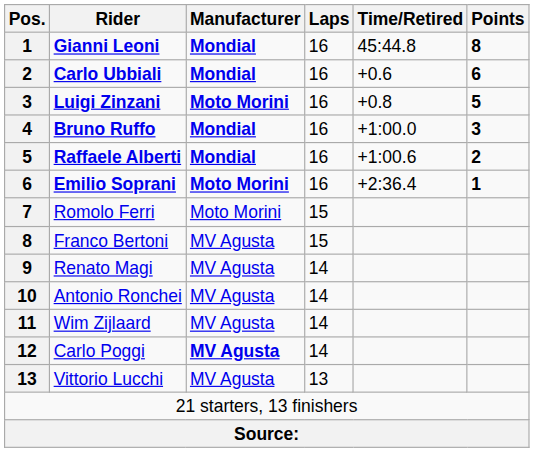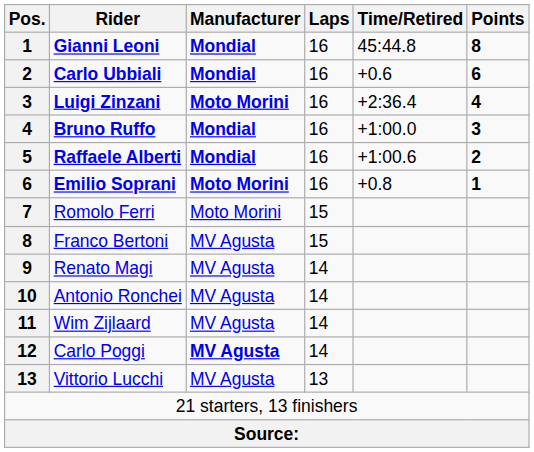(375, 102) +0.8 -> (387, 102) +2:36.4
(476, 102) 5 -> (476, 102) 4
(387, 185) +2:36.4 -> (375, 185) +0.8
